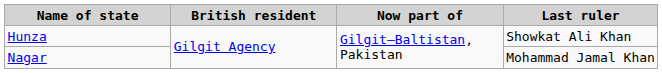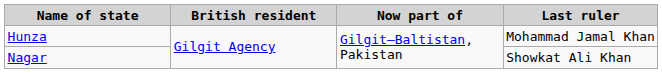(569, 36) Showkat Ali Khan -> (581, 36) Mohammad Jamal Khan
(581, 57) Mohammad Jamal Khan -> (569, 57) Showkat Ali Khan
